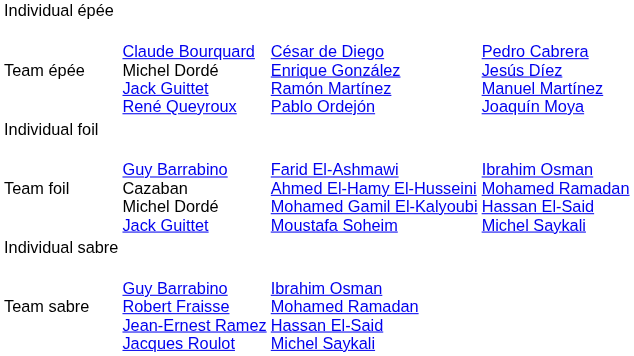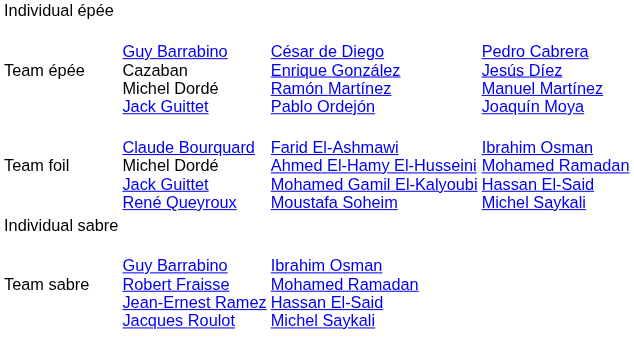(189, 79) Claude Bourquard Michel Dordé Jack Guittet René Queyroux -> (175, 79) Guy Barrabino Cazaban Michel Dordé Jack Guittet
- row: (51, 129)
(175, 197) Guy Barrabino Cazaban Michel Dordé Jack Guittet -> (189, 175) Claude Bourquard Michel Dordé Jack Guittet René Queyroux
